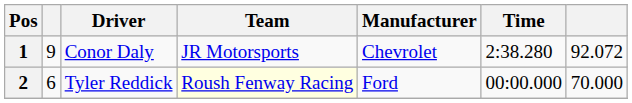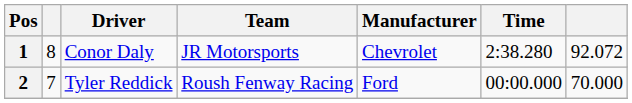(51, 51) 9 -> (51, 51) 8
(51, 83) 6 -> (51, 83) 7
(267, 83) lightyellow background -> (267, 83) no background
